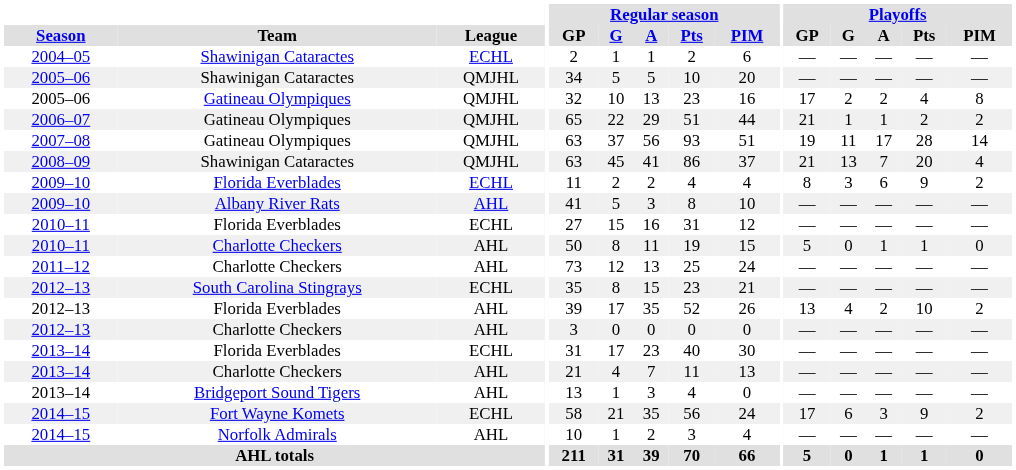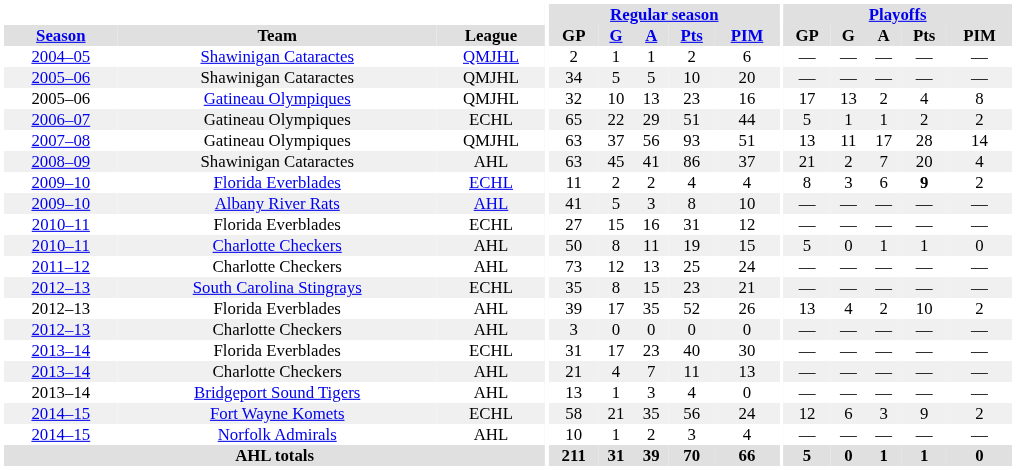(491, 56) ECHL -> (491, 56) QMJHL
(848, 98) 2 -> (848, 98) 13
(491, 119) QMJHL -> (491, 119) ECHL
(807, 119) 21 -> (807, 119) 5
(807, 140) 19 -> (807, 140) 13
(491, 161) QMJHL -> (491, 161) AHL
(848, 161) 13 -> (848, 161) 2
(924, 182) normal -> (924, 182) bold
(807, 413) 17 -> (807, 413) 12
